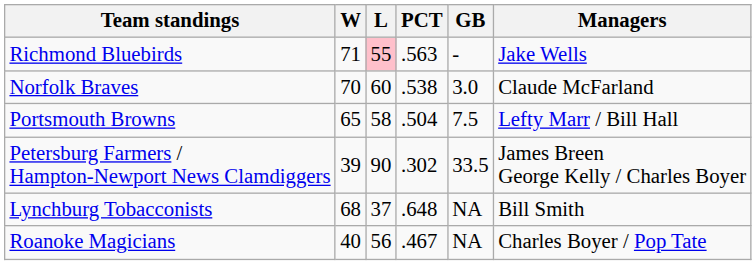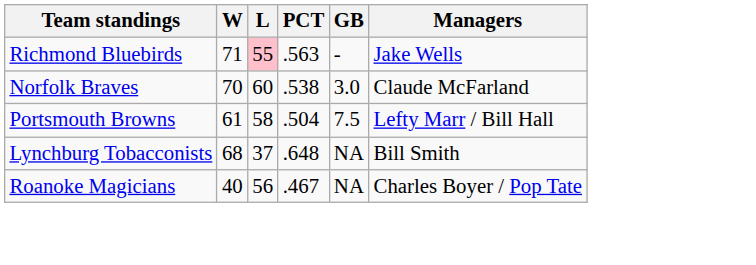(351, 119) 65 -> (232, 119) 61
- row: (170, 164)
